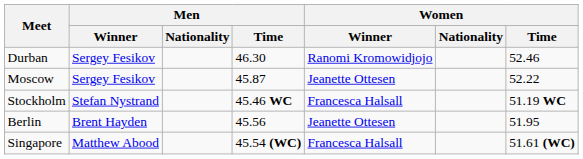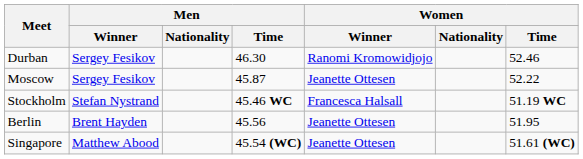(355, 143) Francesca Halsall -> (351, 143) Jeanette Ottesen
